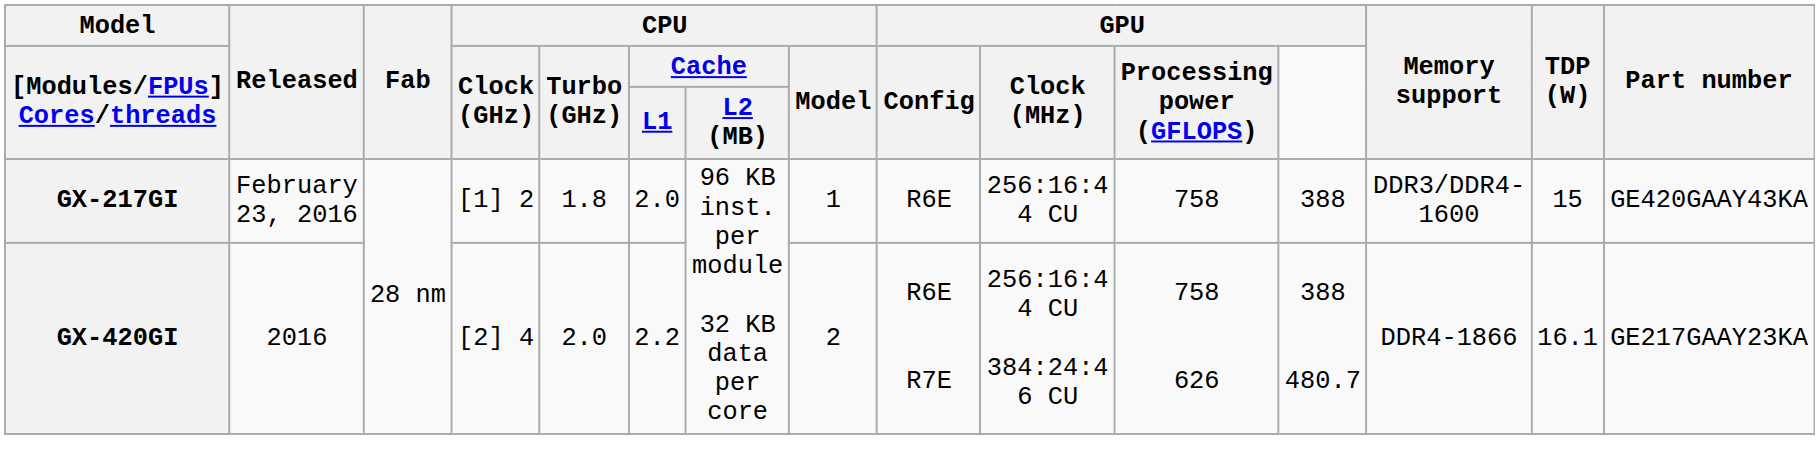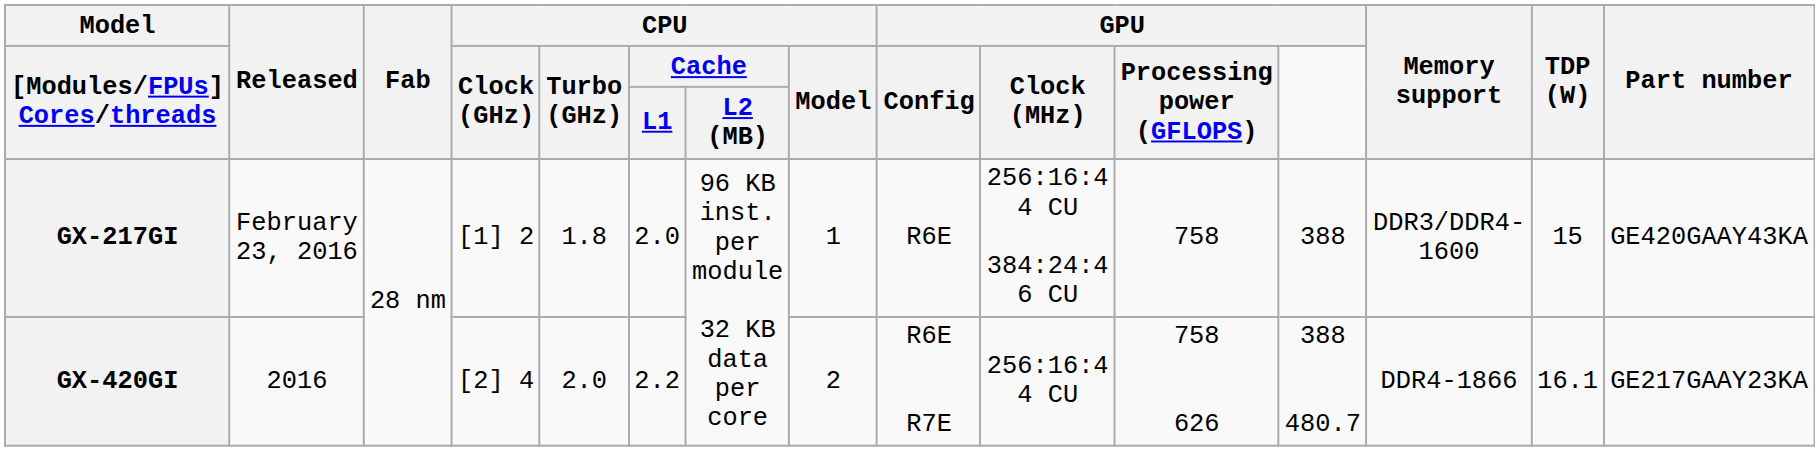(1048, 201) 256:16:4 4 CU -> (1048, 237) 256:16:4 4 CU 384:24:4 6 CU
(1048, 338) 256:16:4 4 CU 384:24:4 6 CU -> (1048, 381) 256:16:4 4 CU
